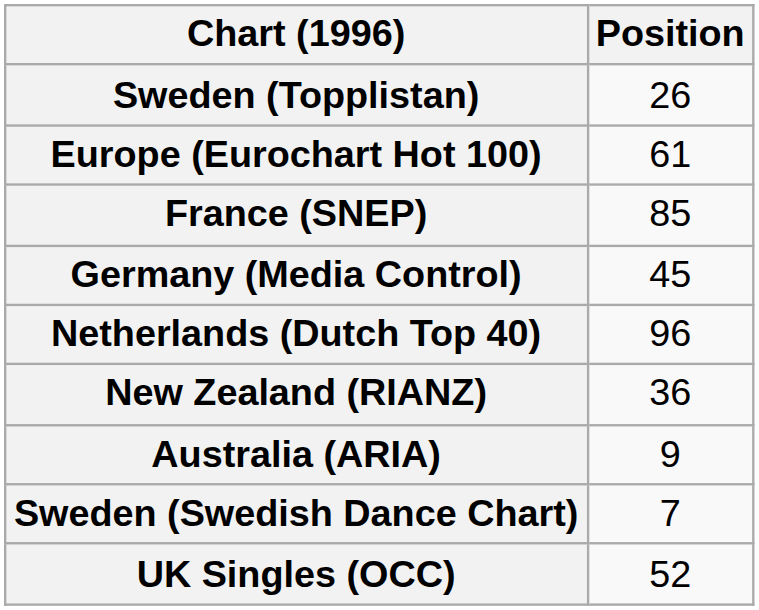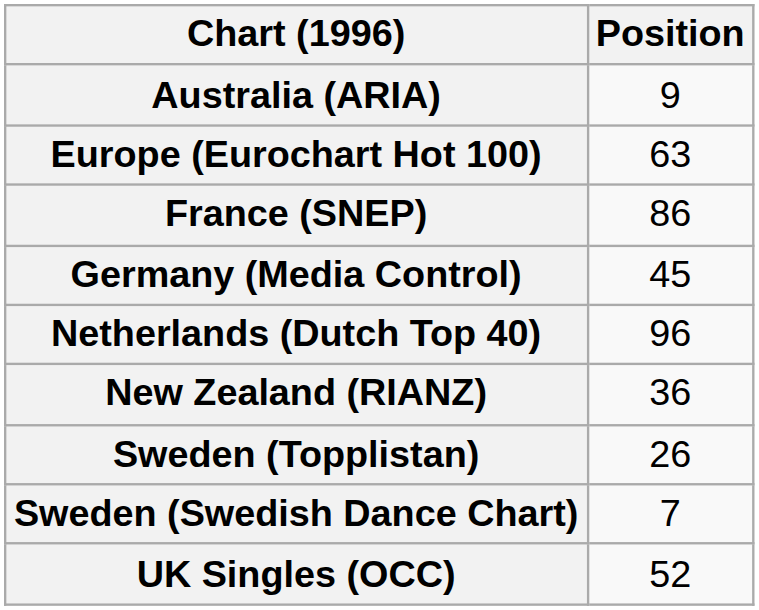rows swapped: (296, 453) <-> (296, 94)
(670, 154) 61 -> (670, 154) 63
(670, 214) 85 -> (670, 214) 86
